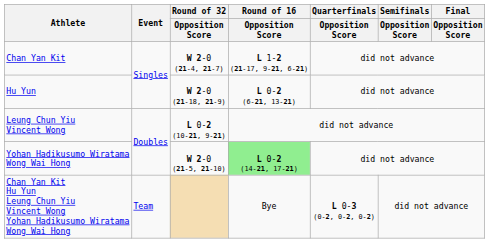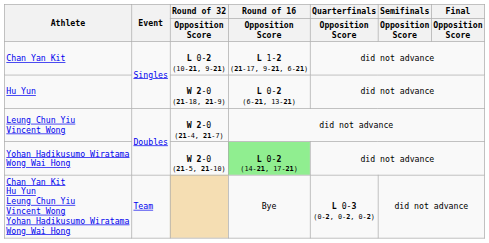(199, 63) W 2-0 (21-4, 21-7) -> (199, 63) L 0-2 (10-21, 9-21)
(199, 129) L 0-2 (10-21, 9-21) -> (199, 129) W 2-0 (21-4, 21-7)
